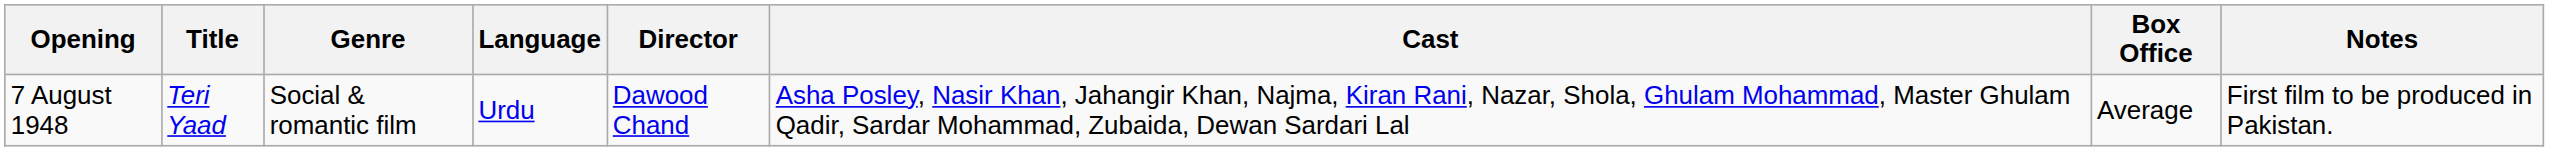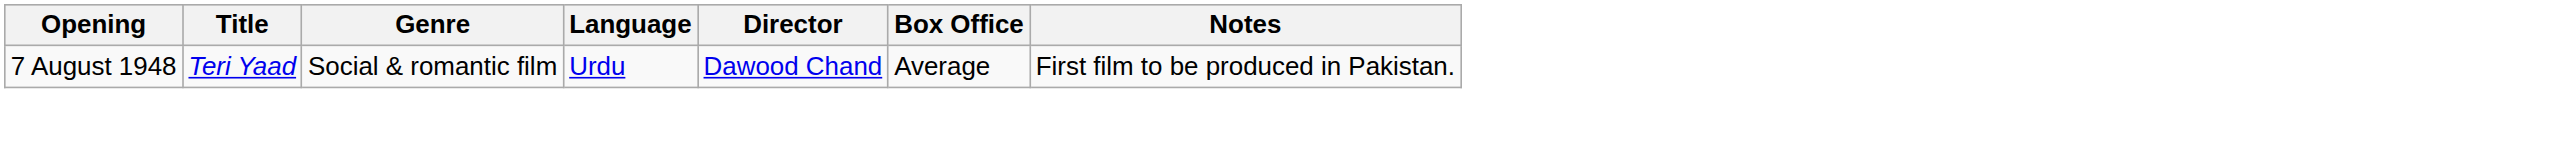- column: (1430, 39)
